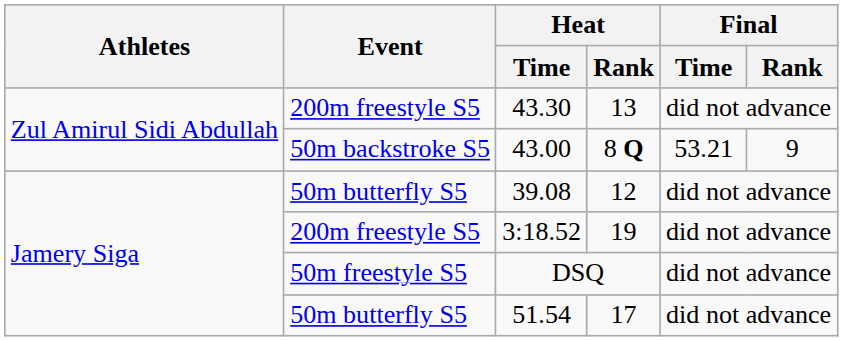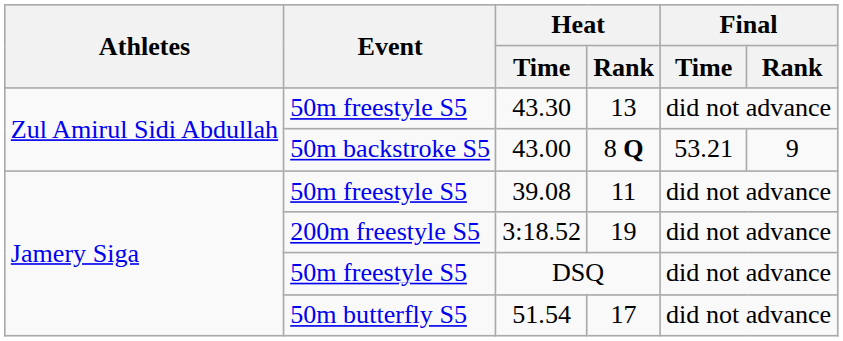(385, 107) 200m freestyle S5 -> (379, 107) 50m freestyle S5
(379, 190) 50m butterfly S5 -> (379, 190) 50m freestyle S5
(624, 190) 12 -> (624, 190) 11
